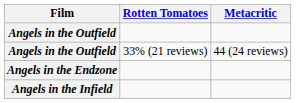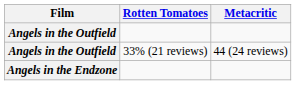- row: (62, 88)
